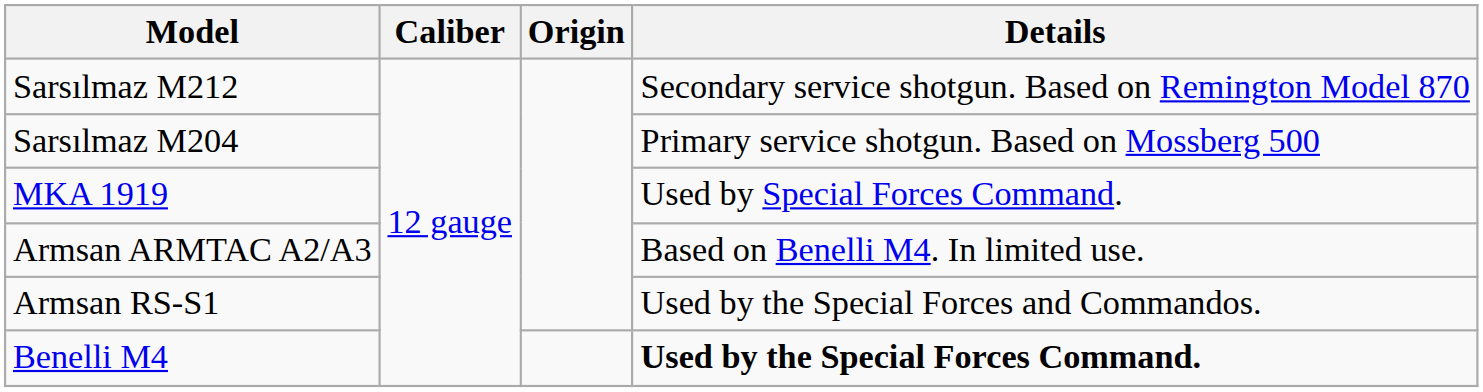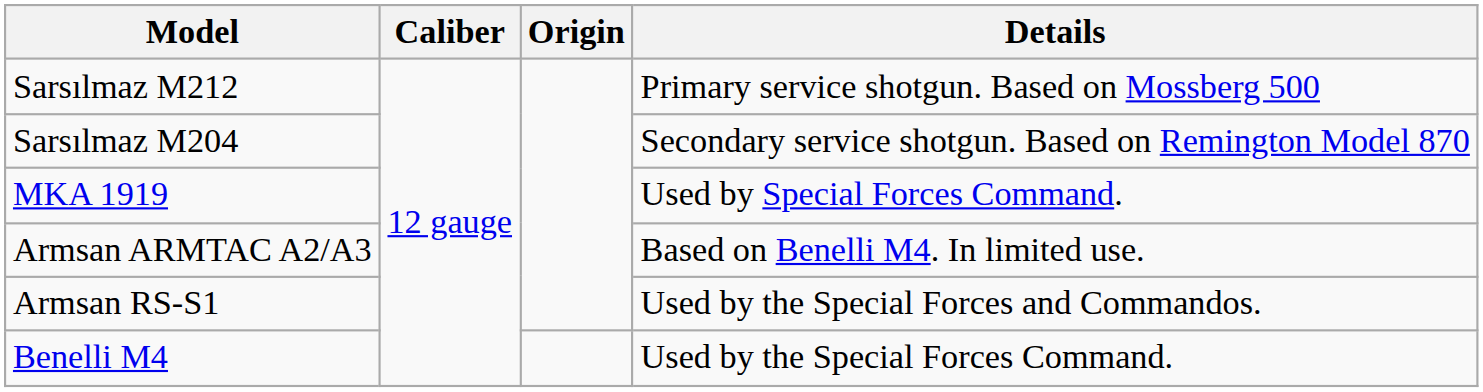(1055, 85) Secondary service shotgun. Based on Remington Model 870 -> (980, 85) Primary service shotgun. Based on Mossberg 500
(980, 140) Primary service shotgun. Based on Mossberg 500 -> (1055, 140) Secondary service shotgun. Based on Remington Model 870
(921, 357) bold -> (907, 357) normal
